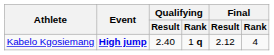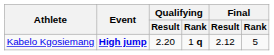(165, 43) 2.40 -> (165, 43) 2.20
(255, 43) 4 -> (255, 43) 5
